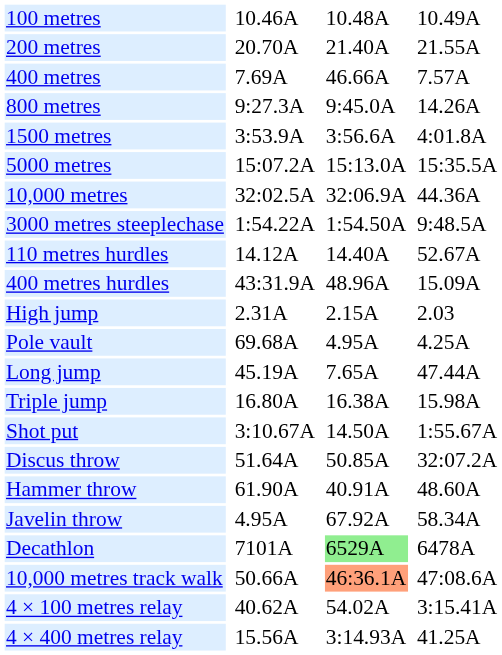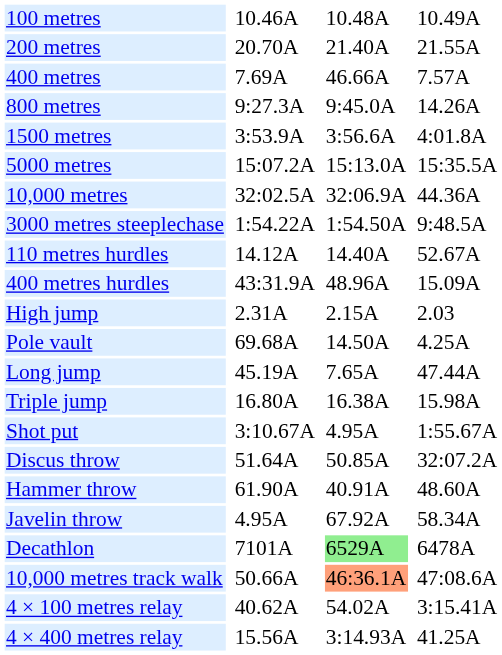(352, 342) 4.95A -> (358, 342) 14.50A
(358, 430) 14.50A -> (352, 430) 4.95A
